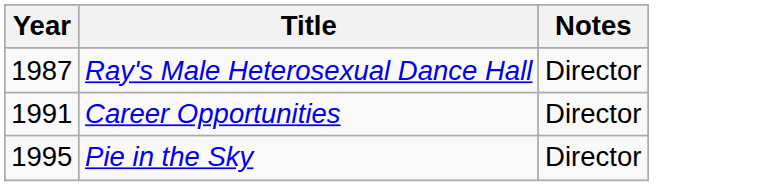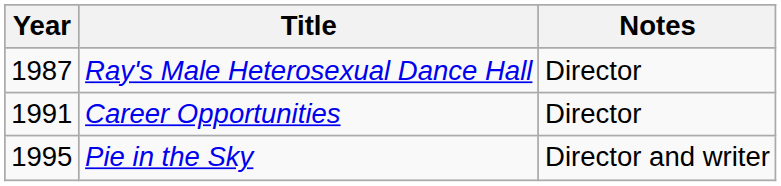(593, 157) Director -> (658, 157) Director and writer
